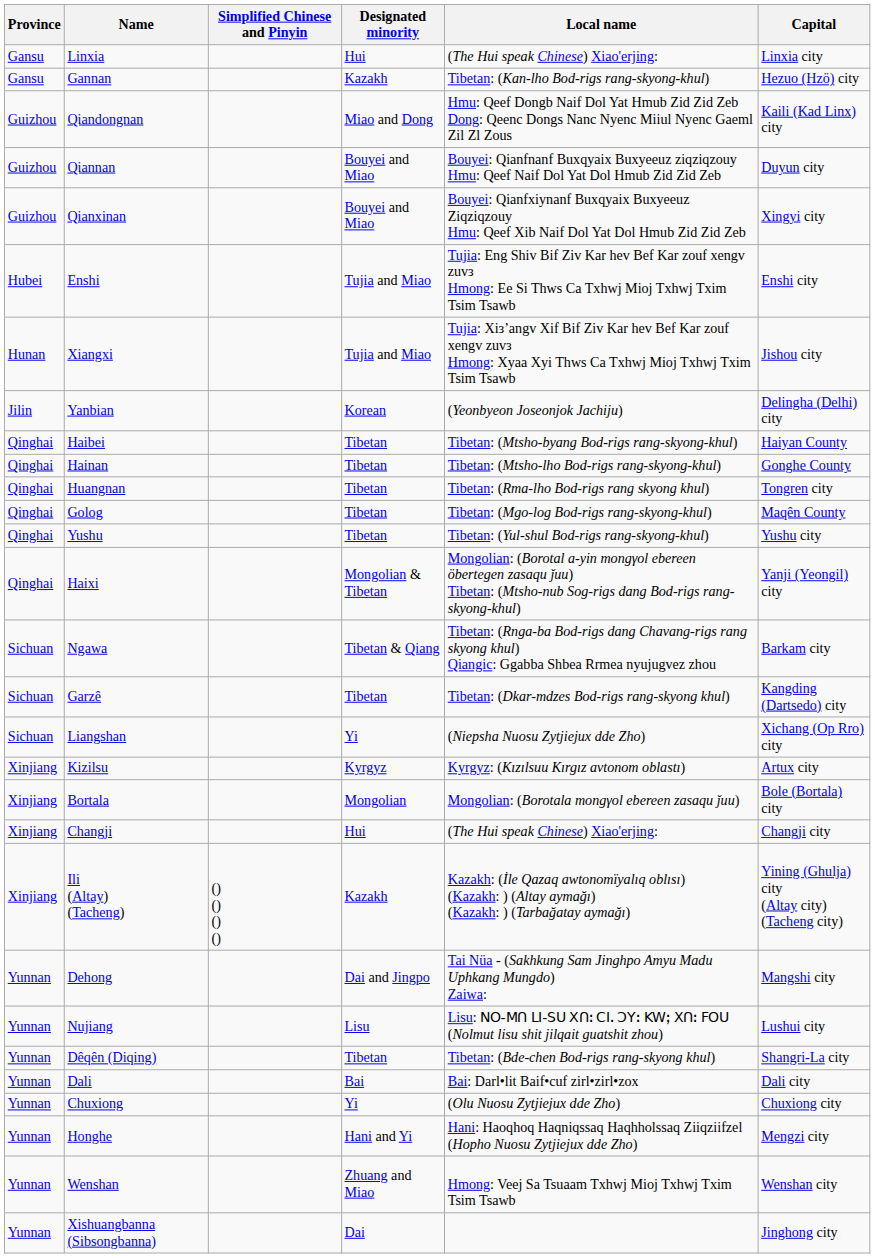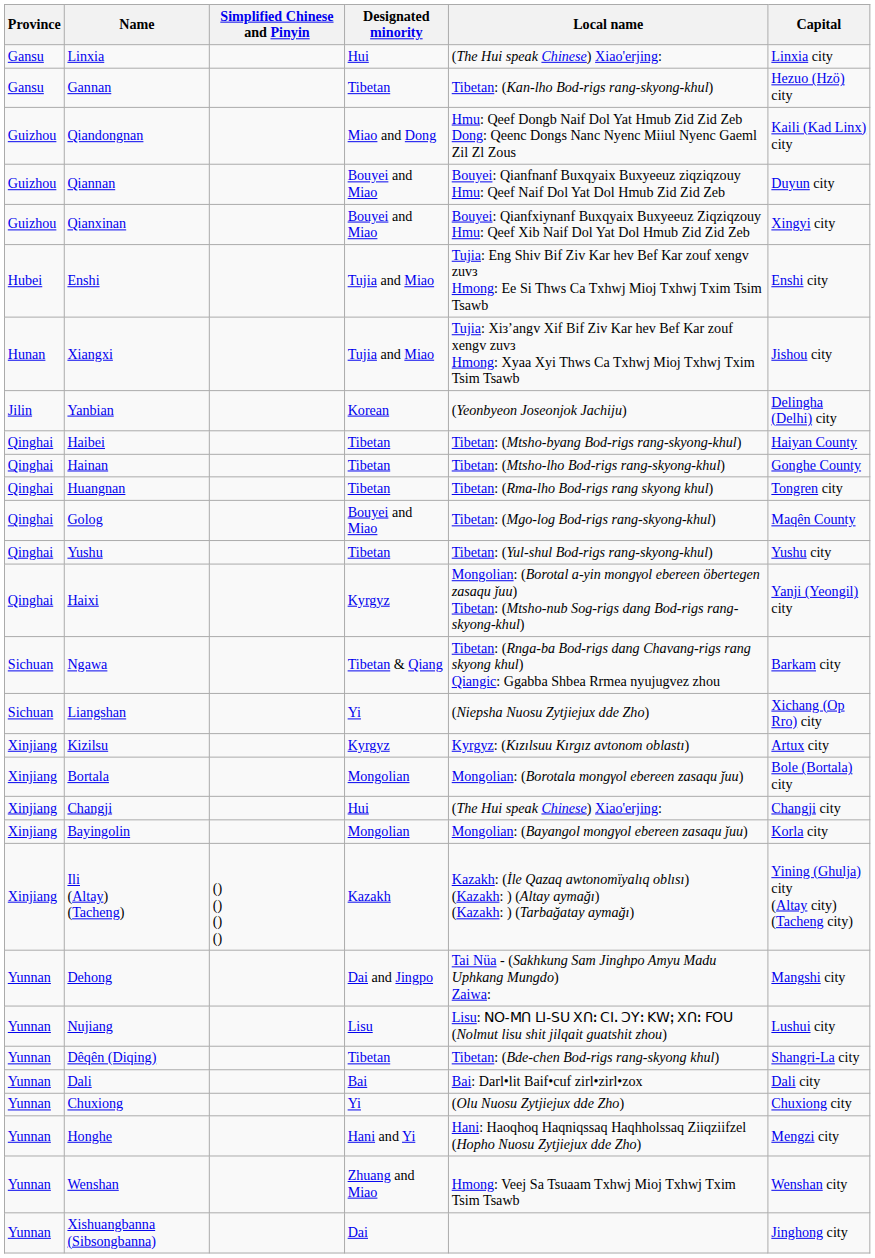(366, 79) Kazakh -> (369, 88) Tibetan
(366, 512) Tibetan -> (380, 520) Bouyei and Miao
(383, 583) Mongolian & Tibetan -> (369, 600) Kyrgyz
- row: (84, 697)
+ row: (99, 831)
